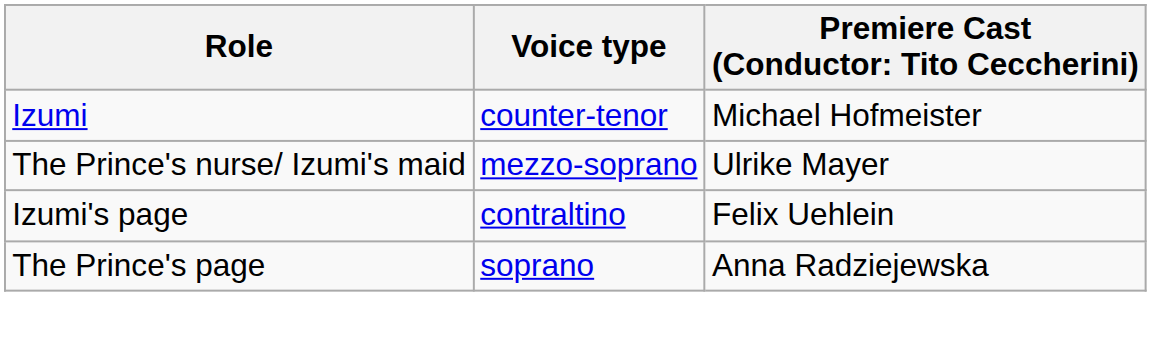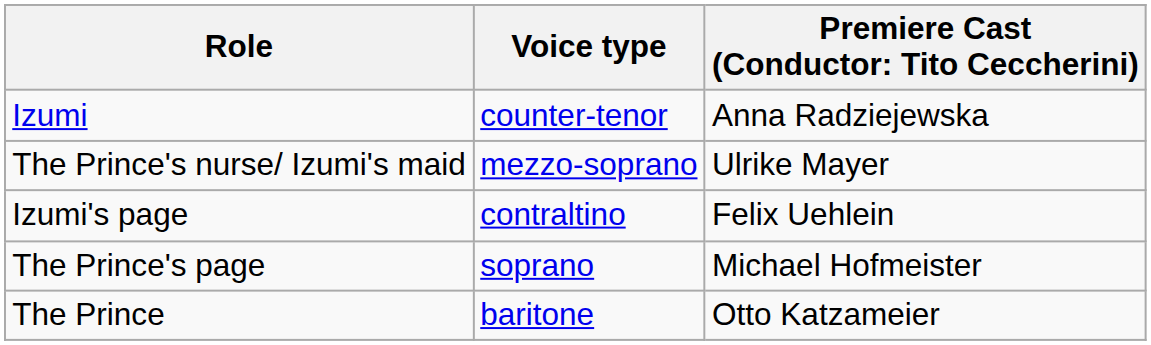(847, 114) Michael Hofmeister -> (850, 114) Anna Radziejewska
(850, 264) Anna Radziejewska -> (847, 264) Michael Hofmeister
+ row: (88, 314)
